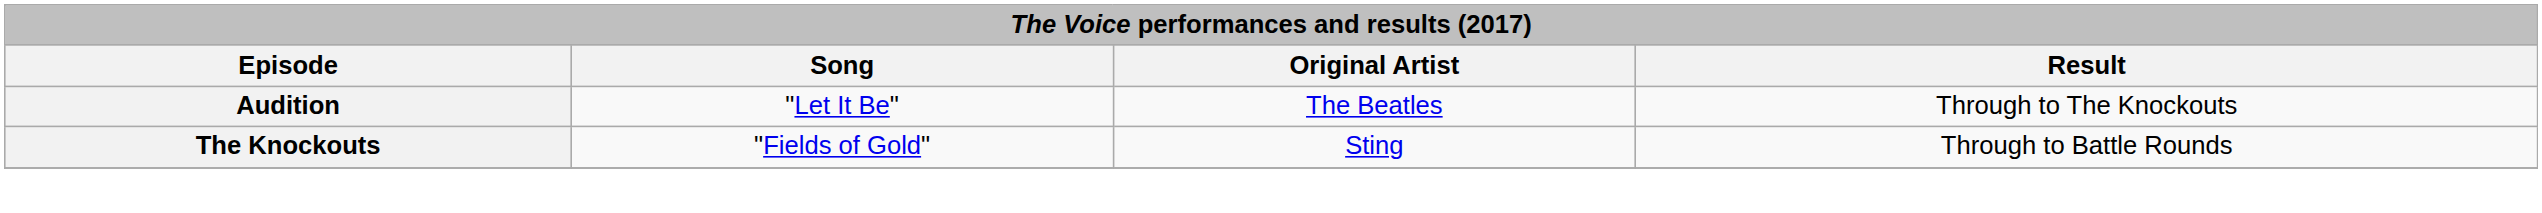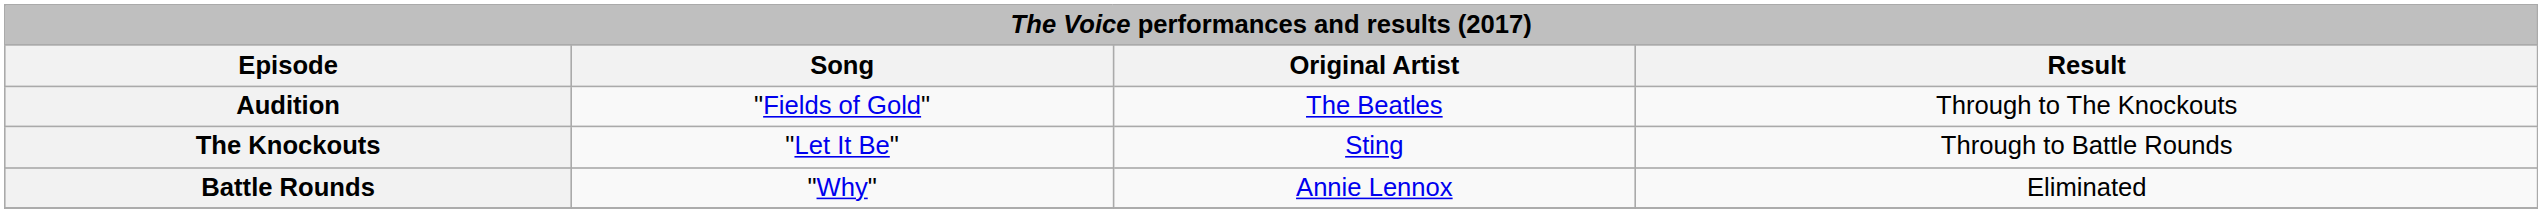(842, 106) "Let It Be" -> (842, 106) "Fields of Gold"
(842, 146) "Fields of Gold" -> (842, 146) "Let It Be"
+ row: (288, 187)
